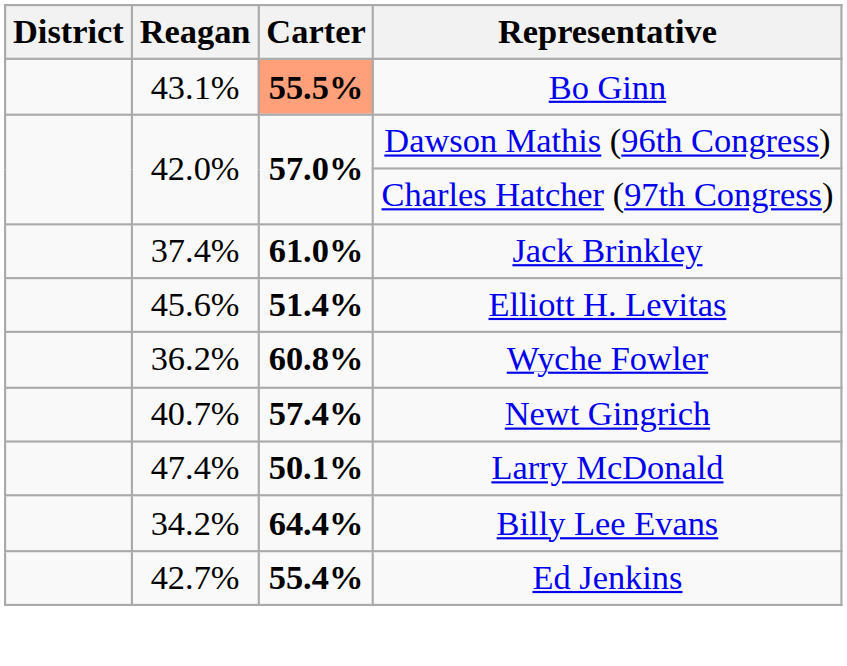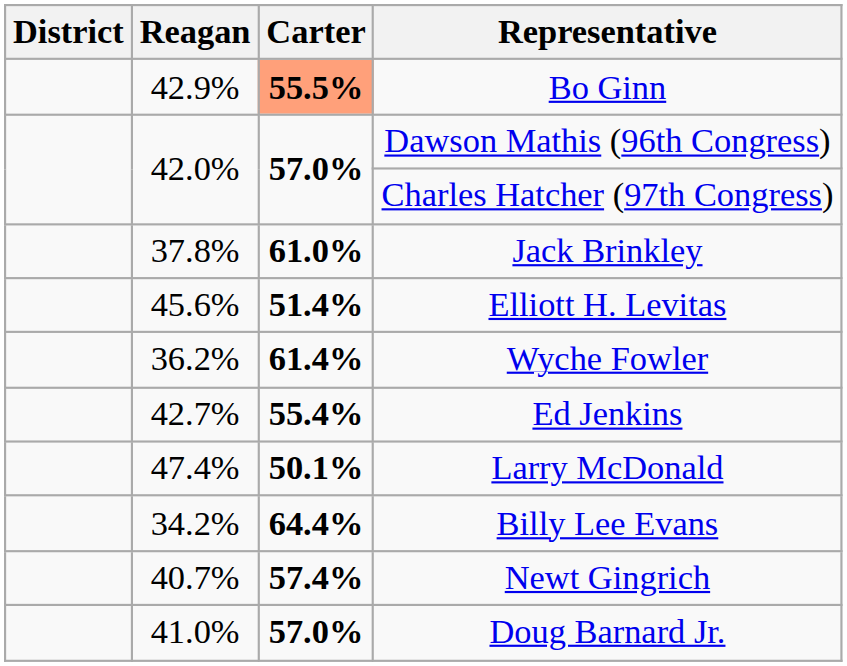(195, 86) 43.1% -> (195, 86) 42.9%
(195, 250) 37.4% -> (195, 250) 37.8%
(316, 359) 60.8% -> (316, 359) 61.4%
rows swapped: (607, 413) <-> (607, 577)
+ row: (607, 631)
